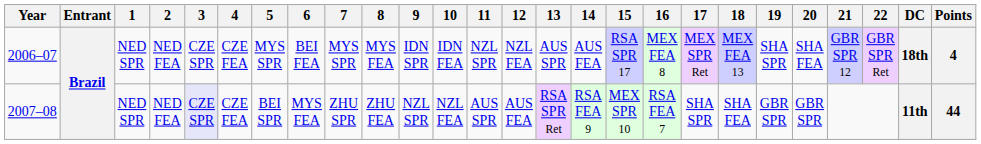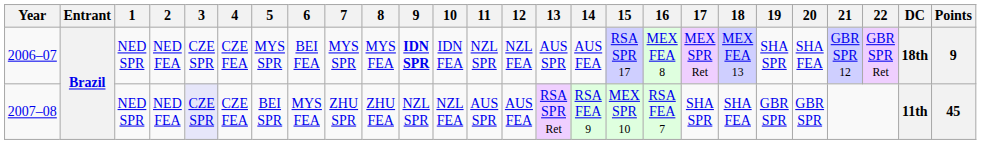(416, 55) normal -> (416, 55) bold
(953, 55) 4 -> (953, 55) 9
(953, 111) 44 -> (953, 111) 45
